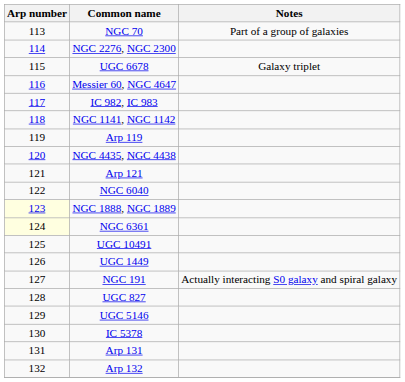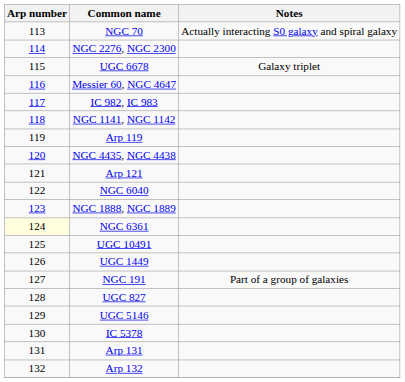(289, 31) Part of a group of galaxies -> (289, 31) Actually interacting S0 galaxy and spiral galaxy
(37, 208) lightyellow background -> (37, 208) no background
(289, 279) Actually interacting S0 galaxy and spiral galaxy -> (289, 279) Part of a group of galaxies
